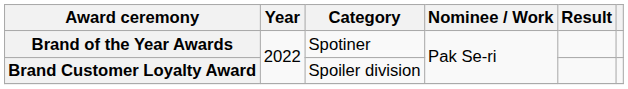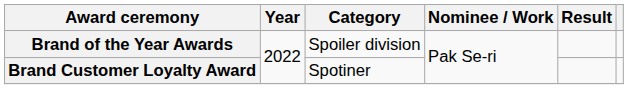(340, 44) Spotiner -> (364, 44) Spoiler division
(364, 70) Spoiler division -> (340, 70) Spotiner
